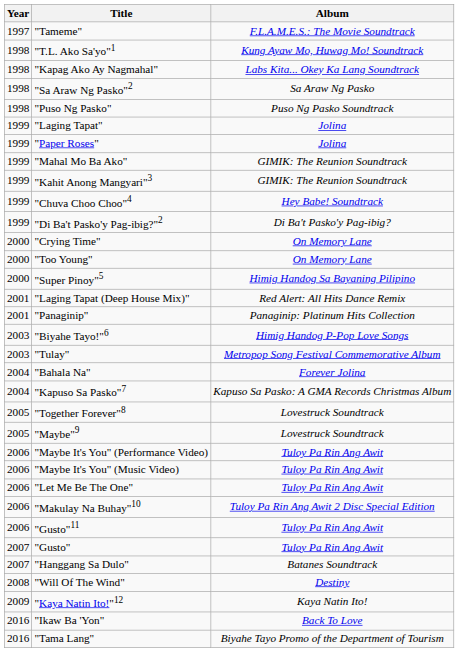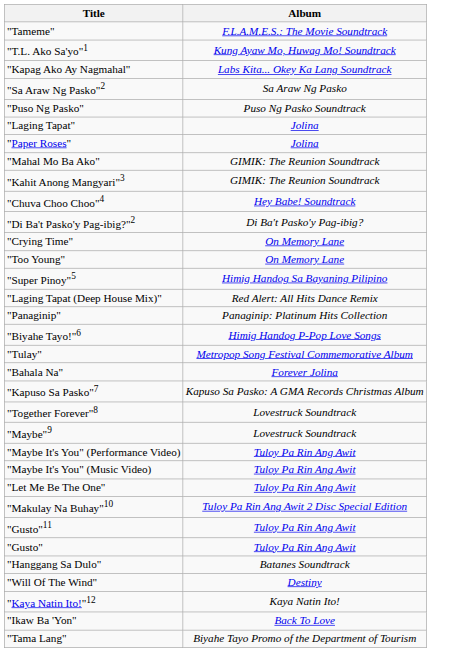- column: (18, 13)
